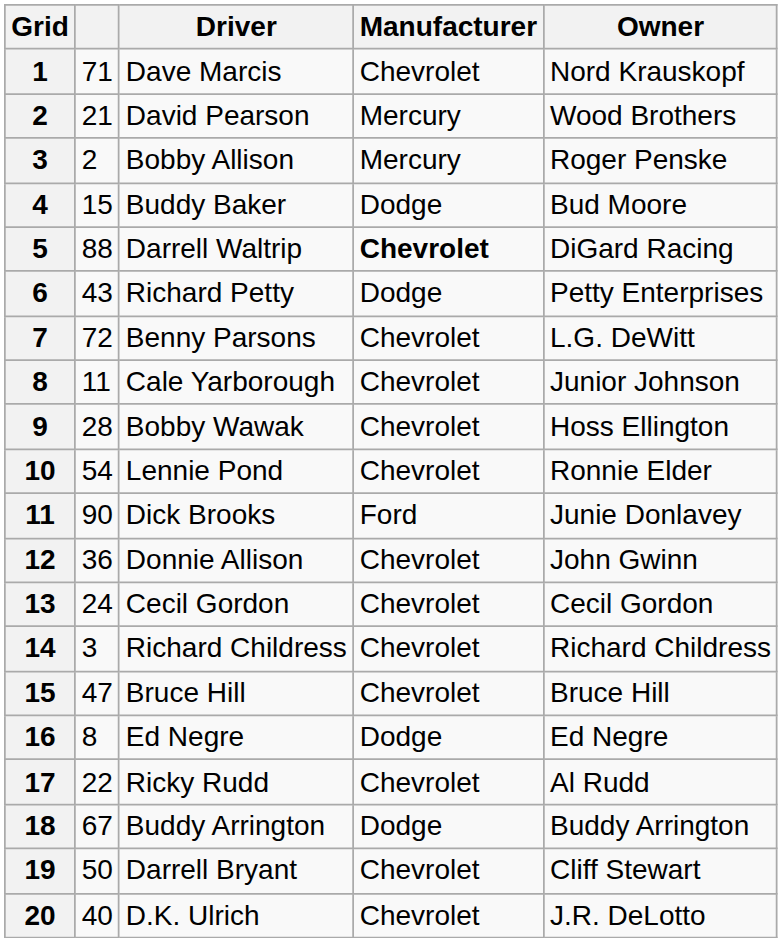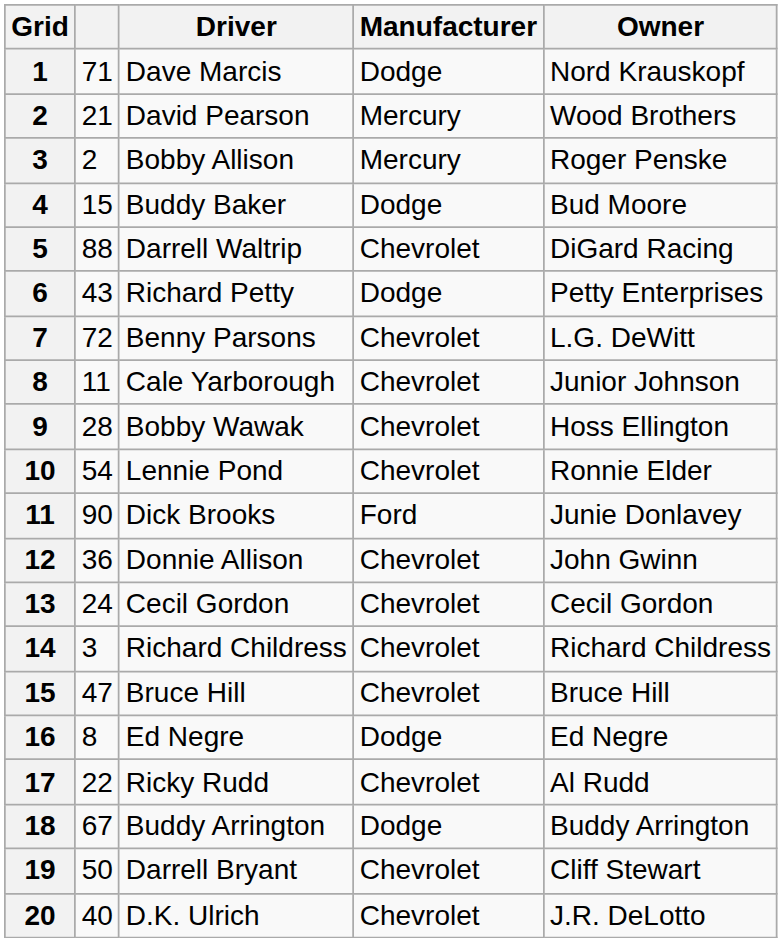(420, 71) Chevrolet -> (401, 71) Dodge
(424, 248) bold -> (420, 248) normal
